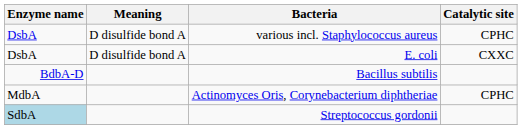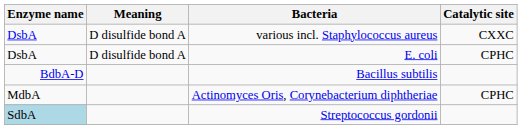(497, 34) CPHC -> (496, 34) CXXC
(496, 54) CXXC -> (497, 54) CPHC
